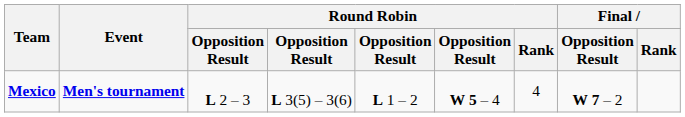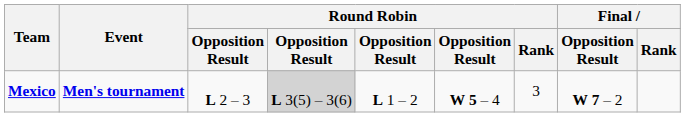(311, 99) no background -> (311, 99) lightgrey background
(536, 91) 4 -> (536, 91) 3
